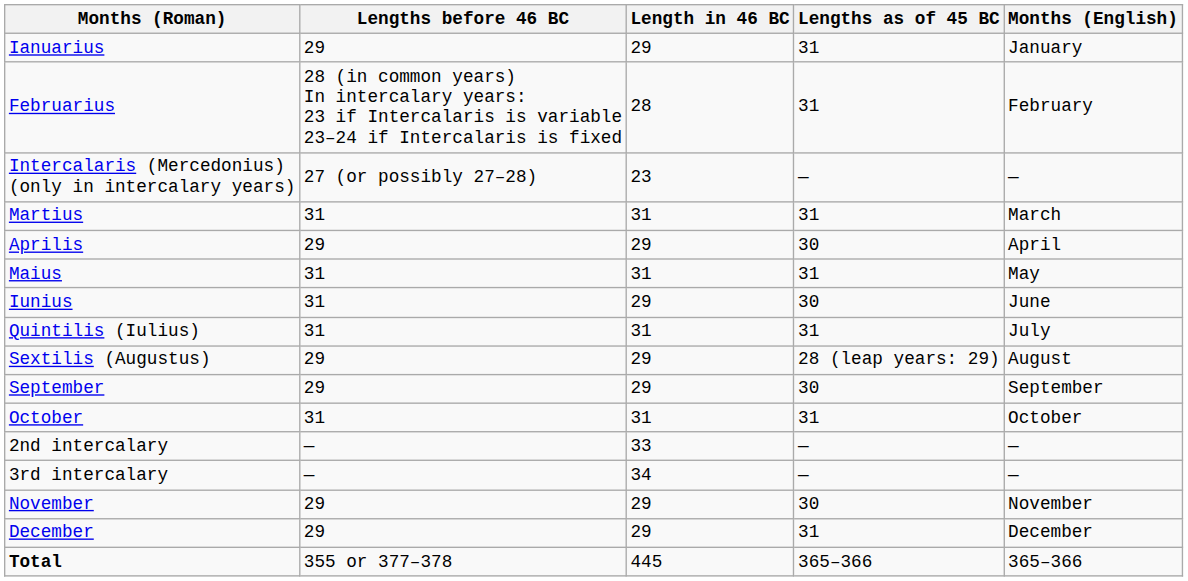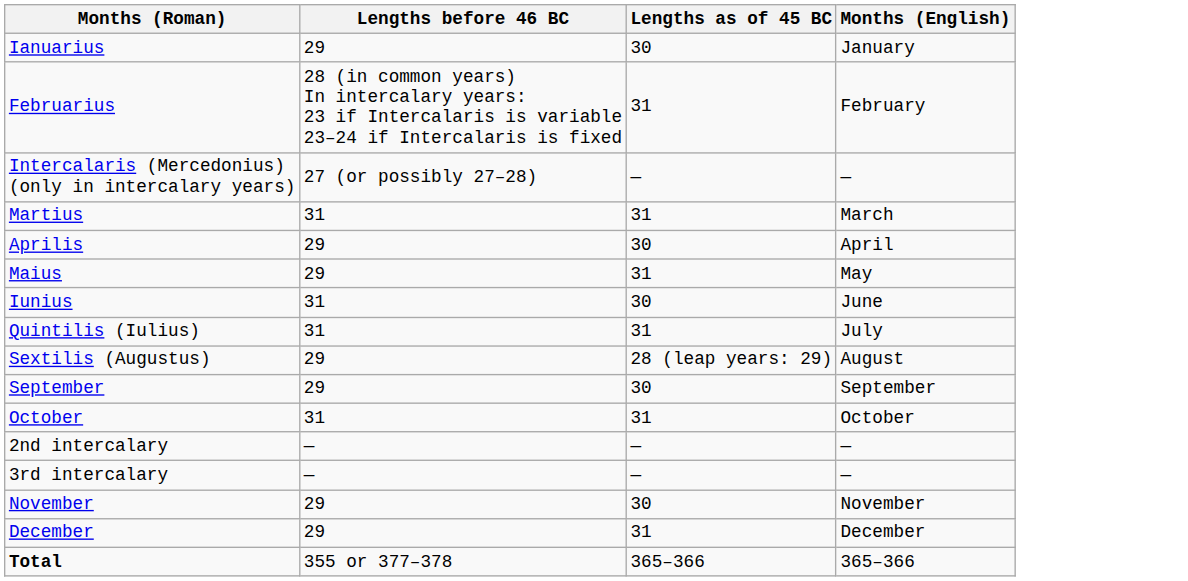- column: (710, 19)
(809, 48) 31 -> (641, 48) 30
(314, 274) 31 -> (314, 274) 29
